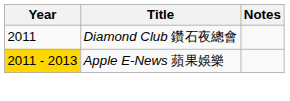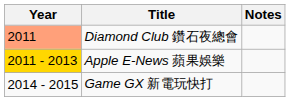(22, 37) no background -> (22, 37) lightsalmon background
+ row: (149, 84)
